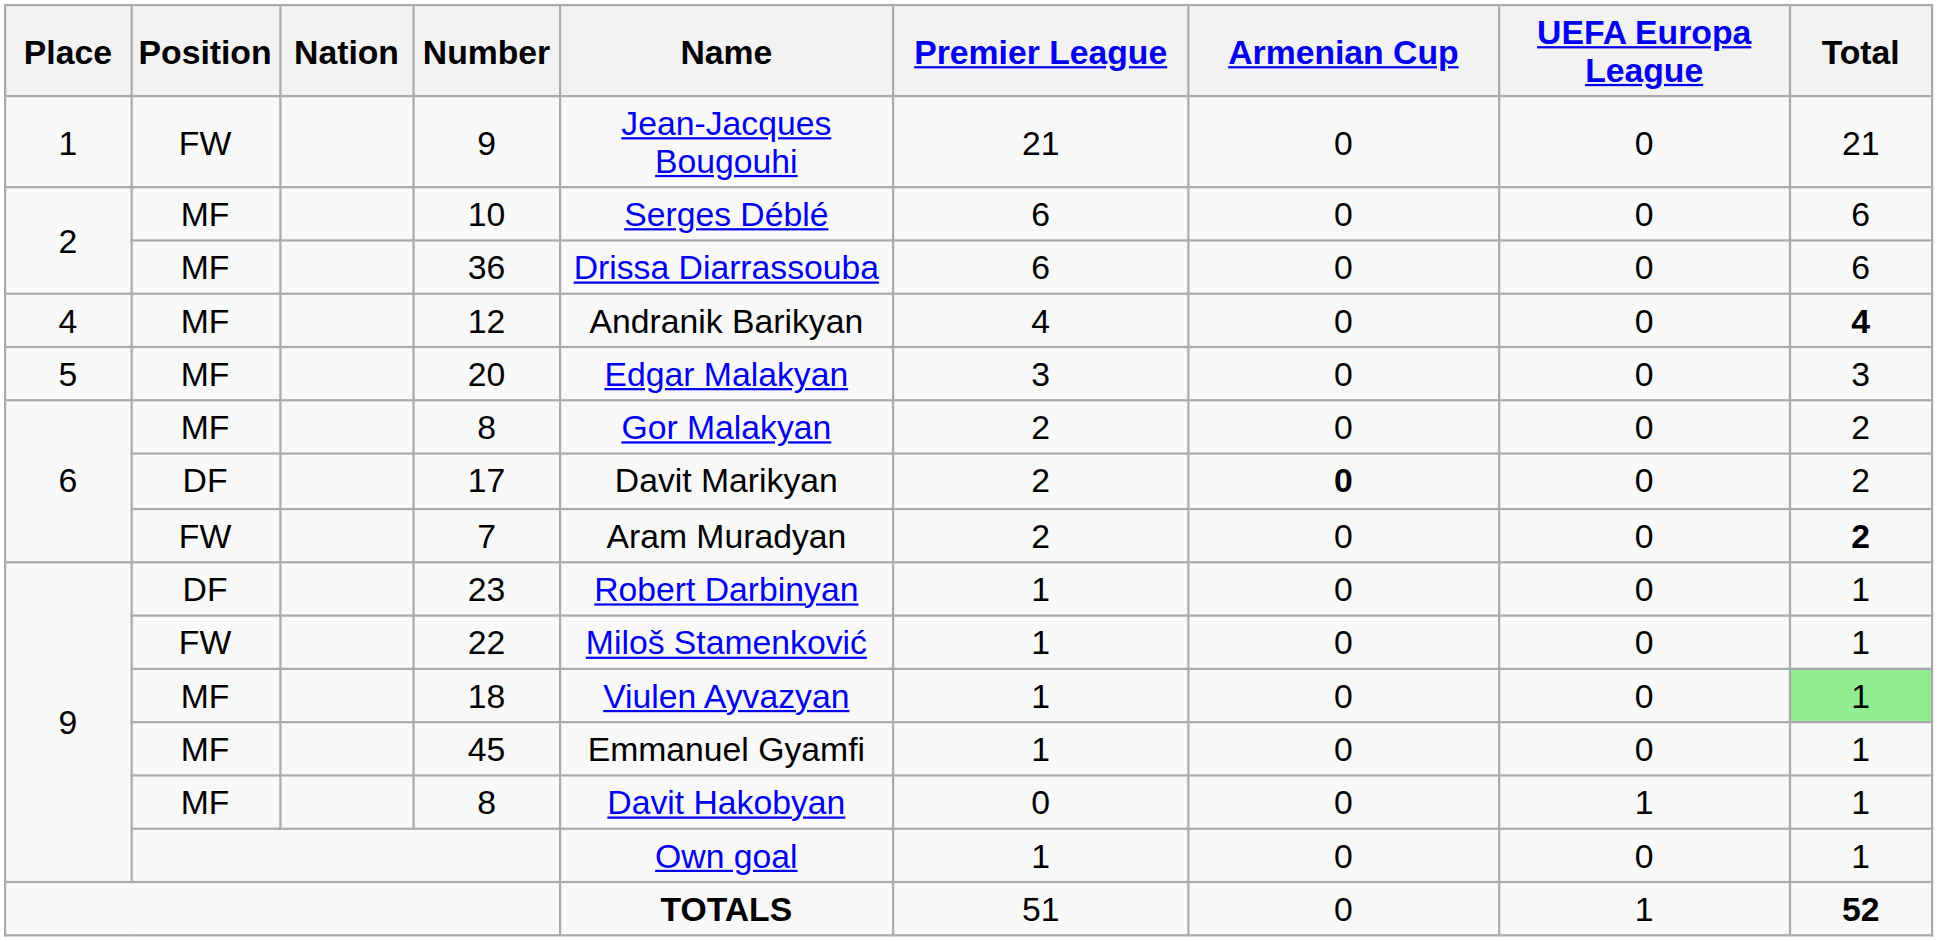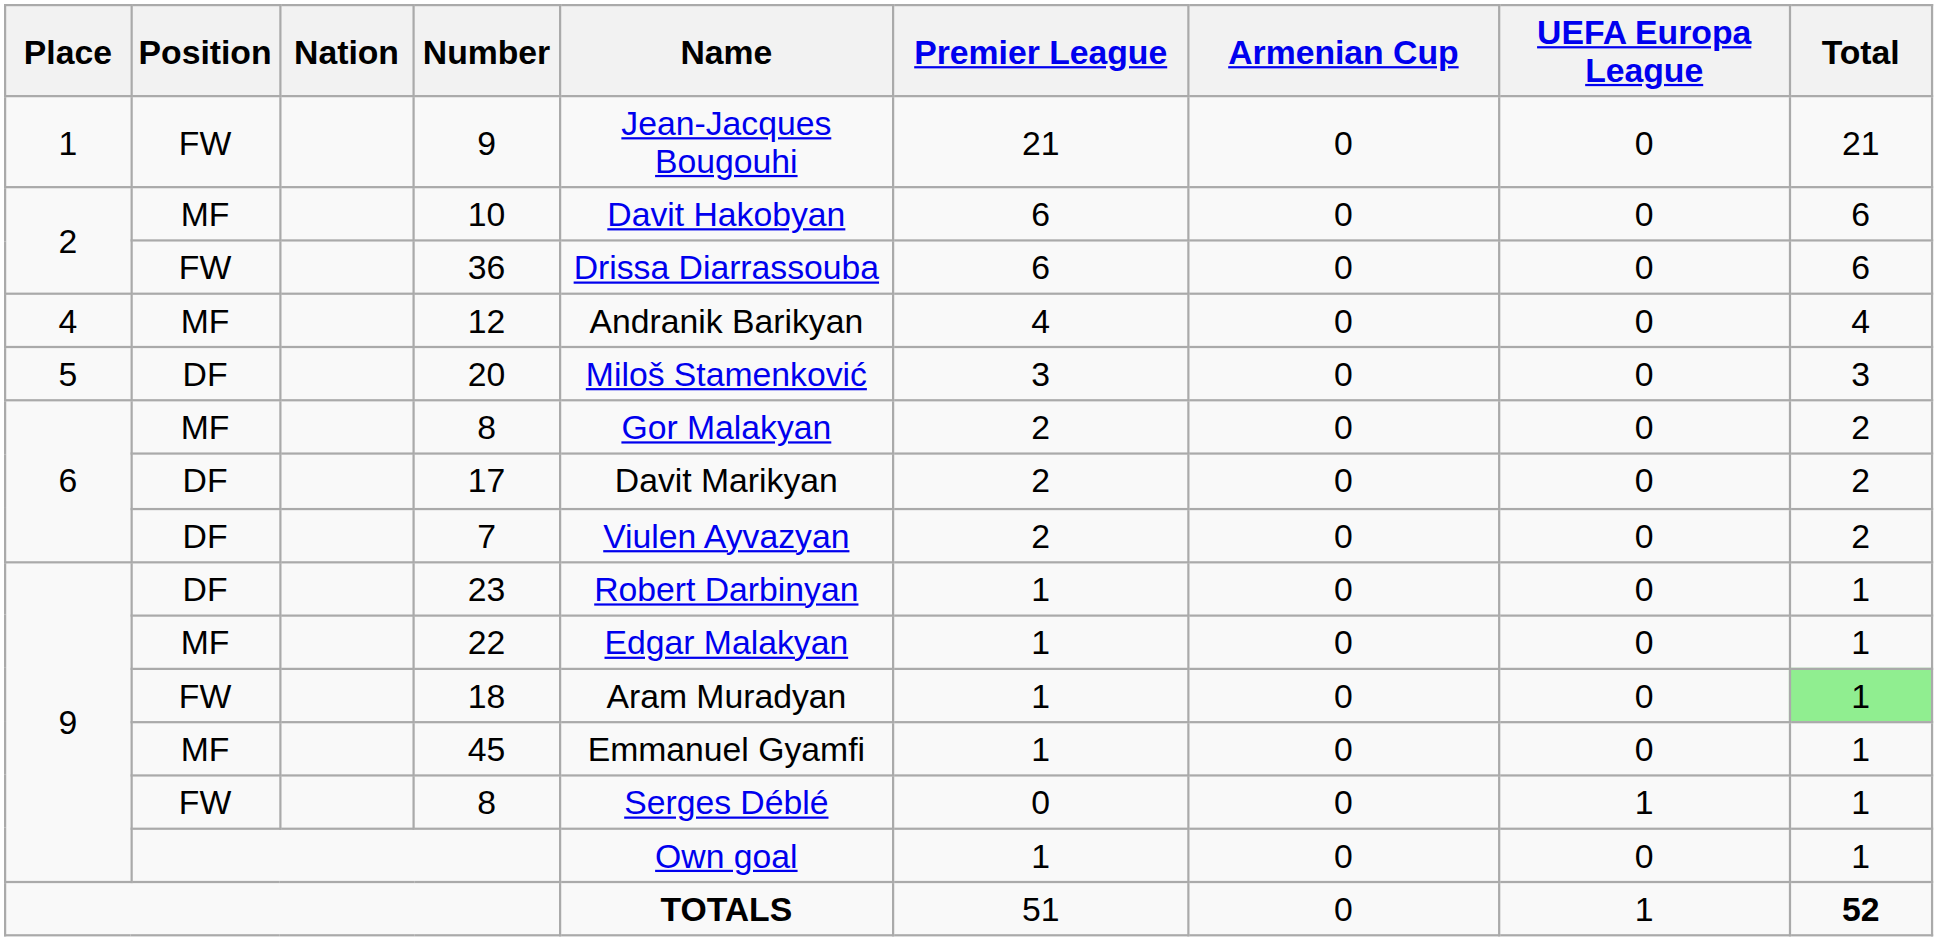(726, 214) Serges Déblé -> (726, 214) Davit Hakobyan
(205, 268) MF -> (205, 268) FW
(1861, 321) bold -> (1861, 321) normal
(205, 375) MF -> (205, 375) DF
(726, 375) Edgar Malakyan -> (726, 375) Miloš Stamenković
(1343, 481) bold -> (1343, 481) normal
(205, 535) FW -> (205, 535) DF
(726, 535) Aram Muradyan -> (726, 535) Viulen Ayvazyan
(1861, 535) bold -> (1861, 535) normal
(205, 642) FW -> (205, 642) MF
(726, 642) Miloš Stamenković -> (726, 642) Edgar Malakyan
(205, 695) MF -> (205, 695) FW
(726, 695) Viulen Ayvazyan -> (726, 695) Aram Muradyan
(205, 802) MF -> (205, 802) FW
(726, 802) Davit Hakobyan -> (726, 802) Serges Déblé
